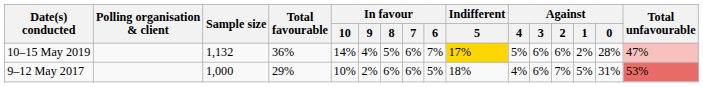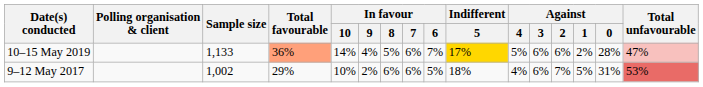(220, 52) 1,132 -> (220, 52) 1,133
(283, 52) no background -> (283, 52) lightsalmon background
(220, 71) 1,000 -> (220, 71) 1,002
